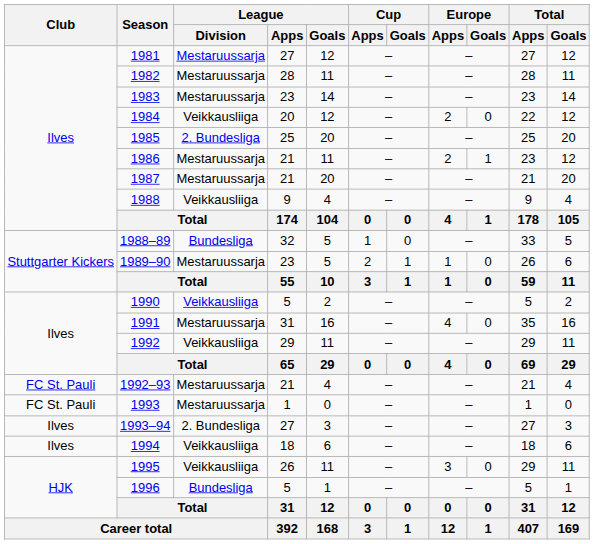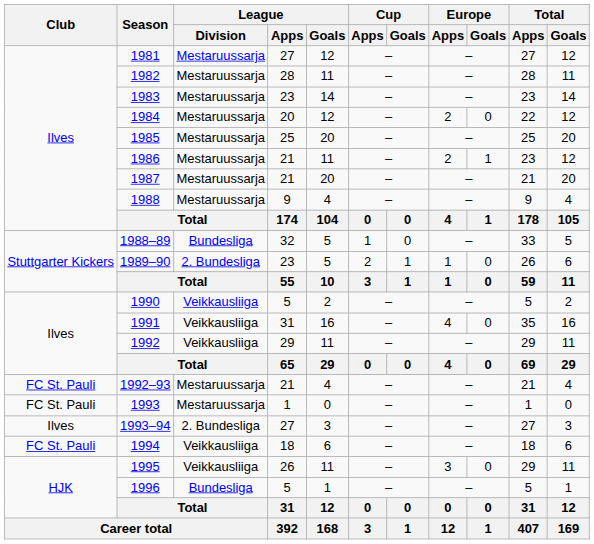(221, 117) Veikkausliiga -> (221, 117) Mestaruussarja
(221, 138) 2. Bundesliga -> (221, 138) Mestaruussarja
(221, 199) Veikkausliiga -> (221, 199) Mestaruussarja
(221, 261) Mestaruussarja -> (221, 261) 2. Bundesliga
(221, 323) Mestaruussarja -> (221, 323) Veikkausliiga
(61, 446) Ilves -> (61, 446) FC St. Pauli
